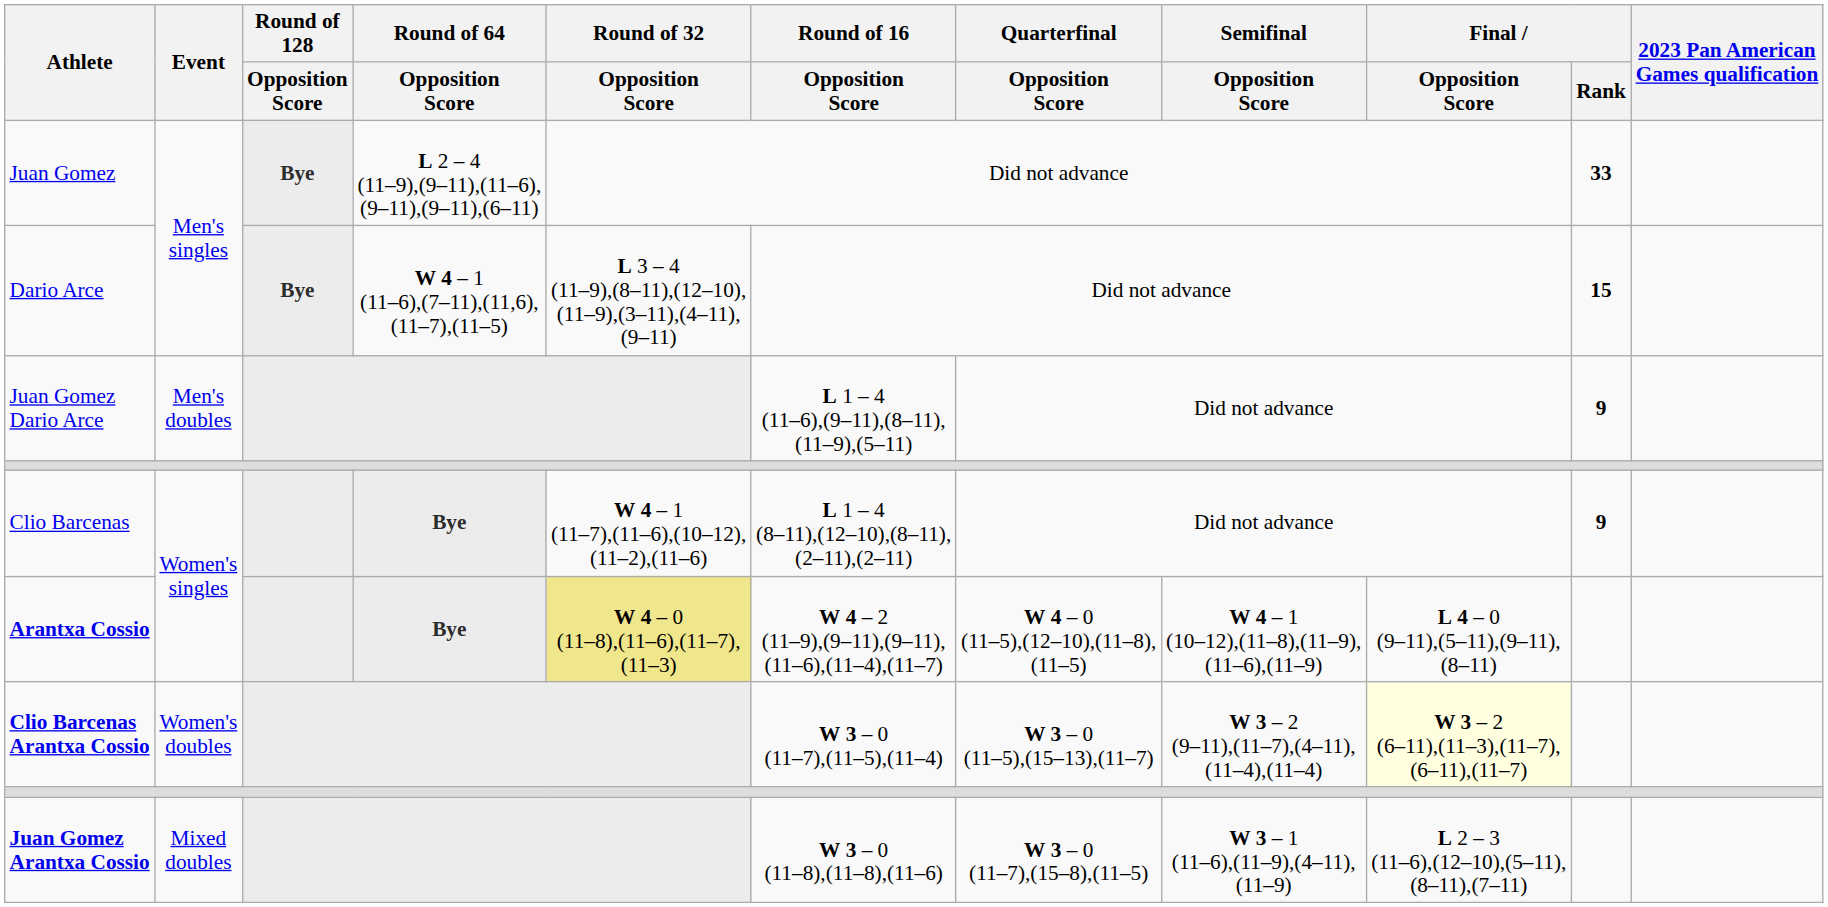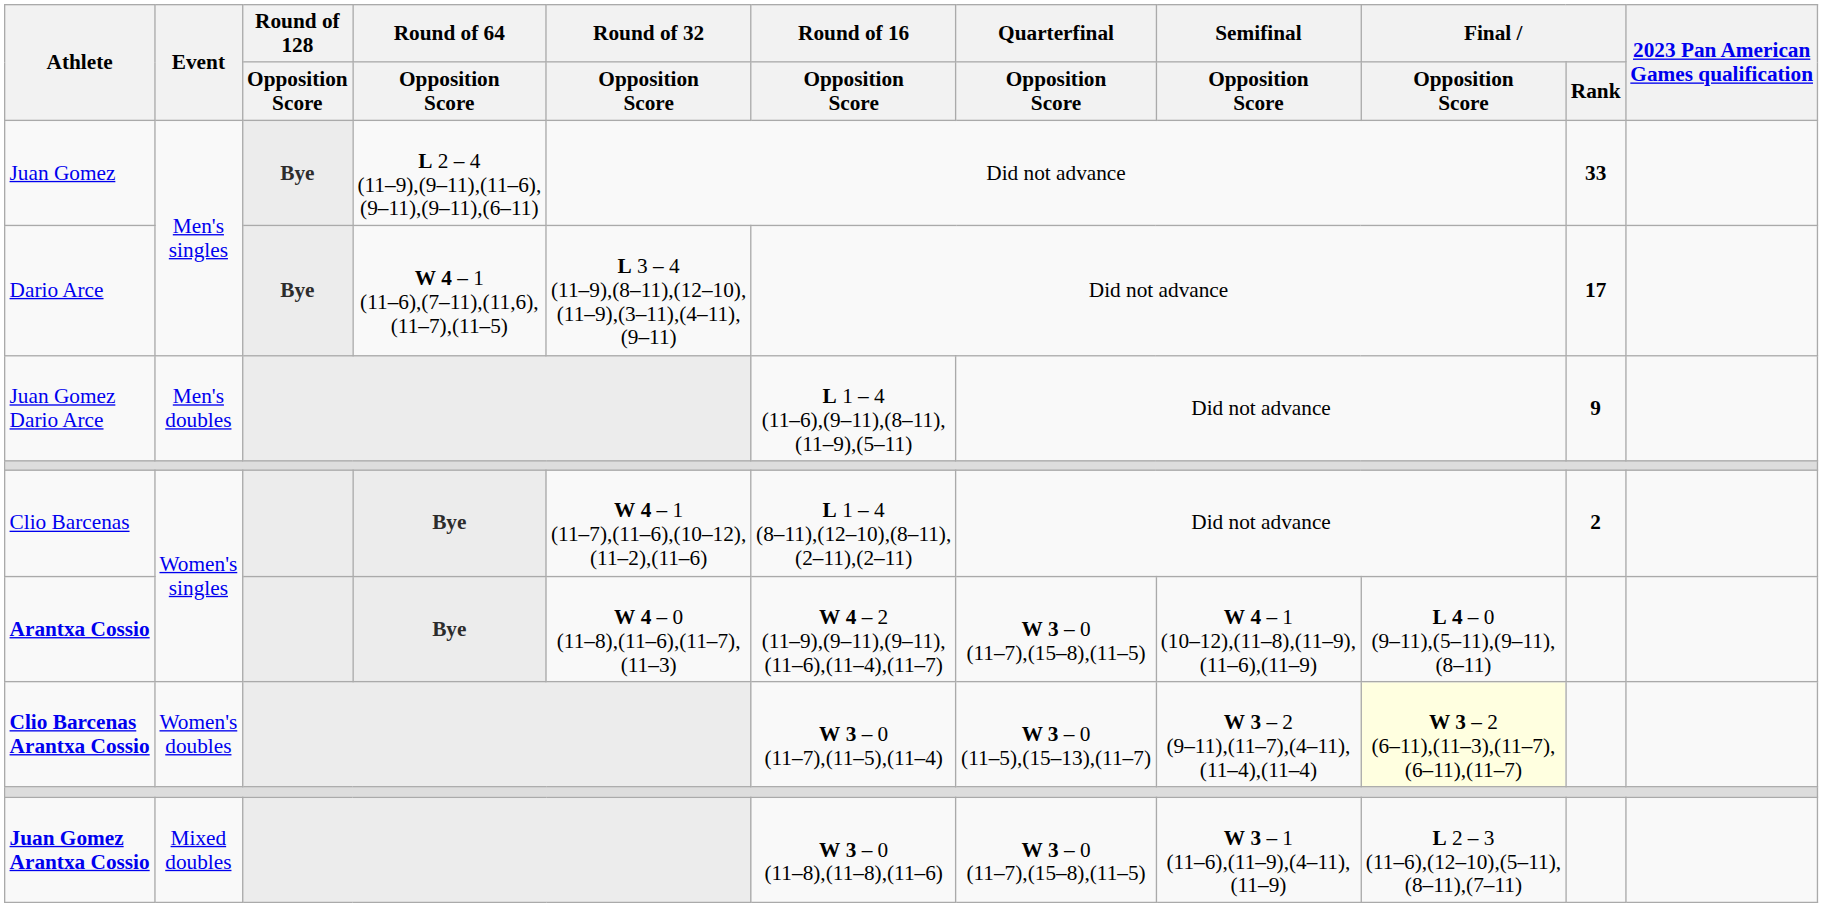(1601, 290) 15 -> (1596, 290) 17
(1601, 523) 9 -> (1596, 523) 2
(649, 640) khaki background -> (649, 640) no background
(1059, 640) W 4 – 0 (11–5),(12–10),(11–8), (11–5) -> (1056, 640) W 3 – 0 (11–7),(15–8),(11–5)
